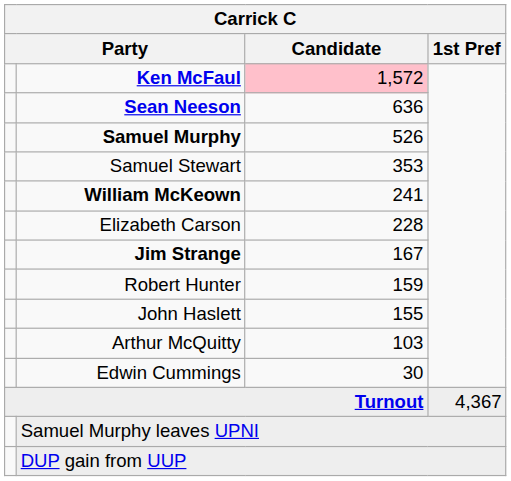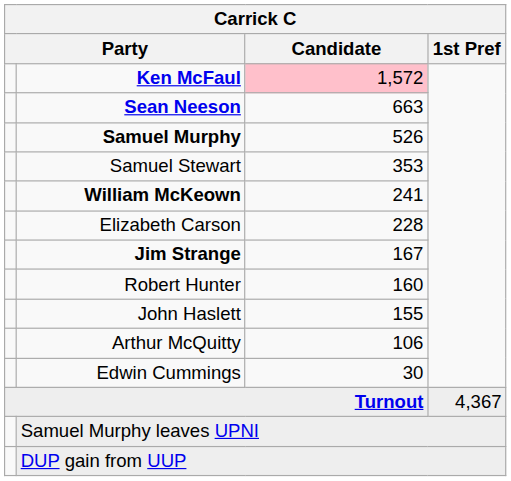(408, 107) 636 -> (408, 107) 663
(408, 284) 159 -> (408, 284) 160
(408, 343) 103 -> (408, 343) 106
